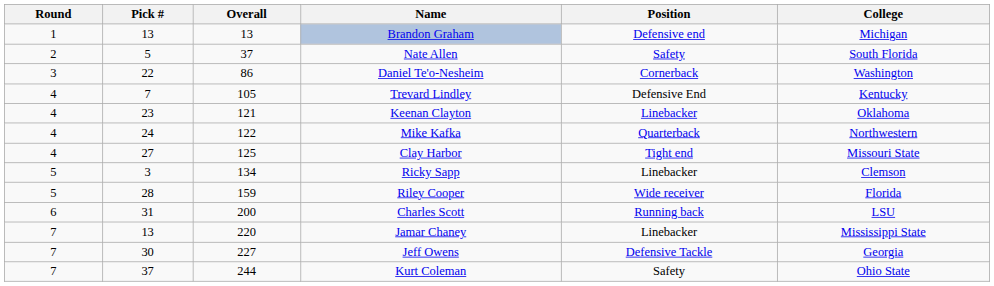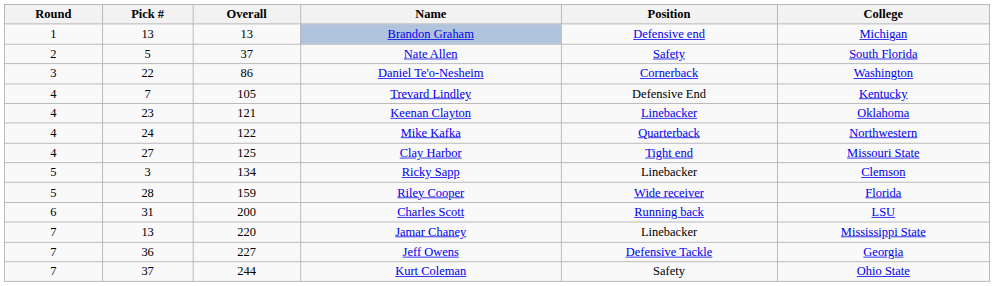(148, 251) 30 -> (148, 251) 36
